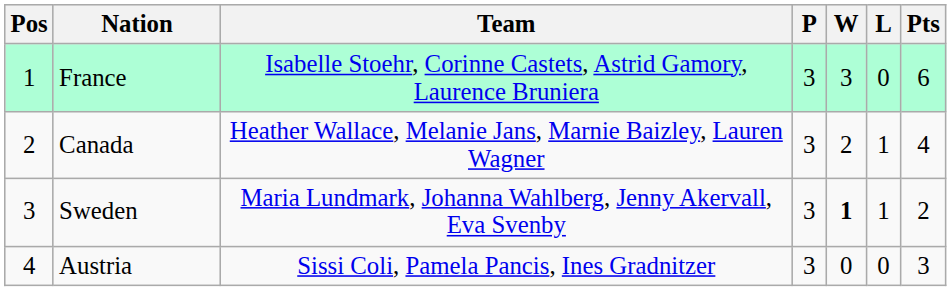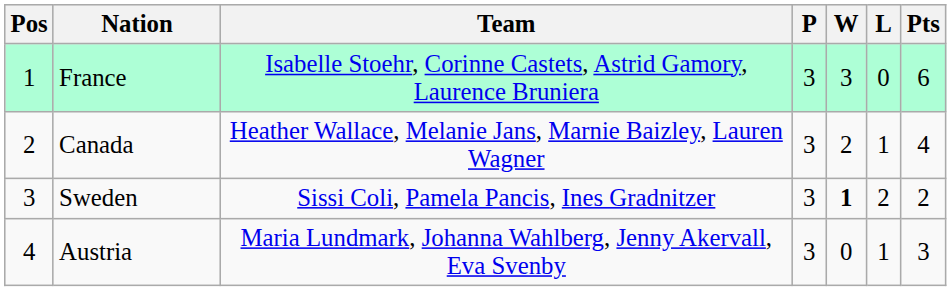(506, 211) Maria Lundmark, Johanna Wahlberg, Jenny Akervall, Eva Svenby -> (506, 197) Sissi Coli, Pamela Pancis, Ines Gradnitzer
(883, 211) 1 -> (883, 197) 2
(506, 265) Sissi Coli, Pamela Pancis, Ines Gradnitzer -> (506, 251) Maria Lundmark, Johanna Wahlberg, Jenny Akervall, Eva Svenby
(883, 265) 0 -> (883, 251) 1
